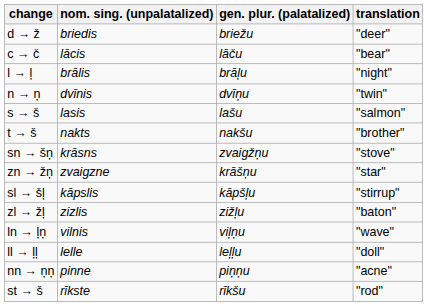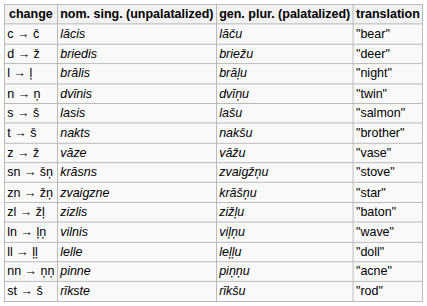rows swapped: (23, 53) <-> (24, 34)
+ row: (23, 152)
- row: (26, 192)
